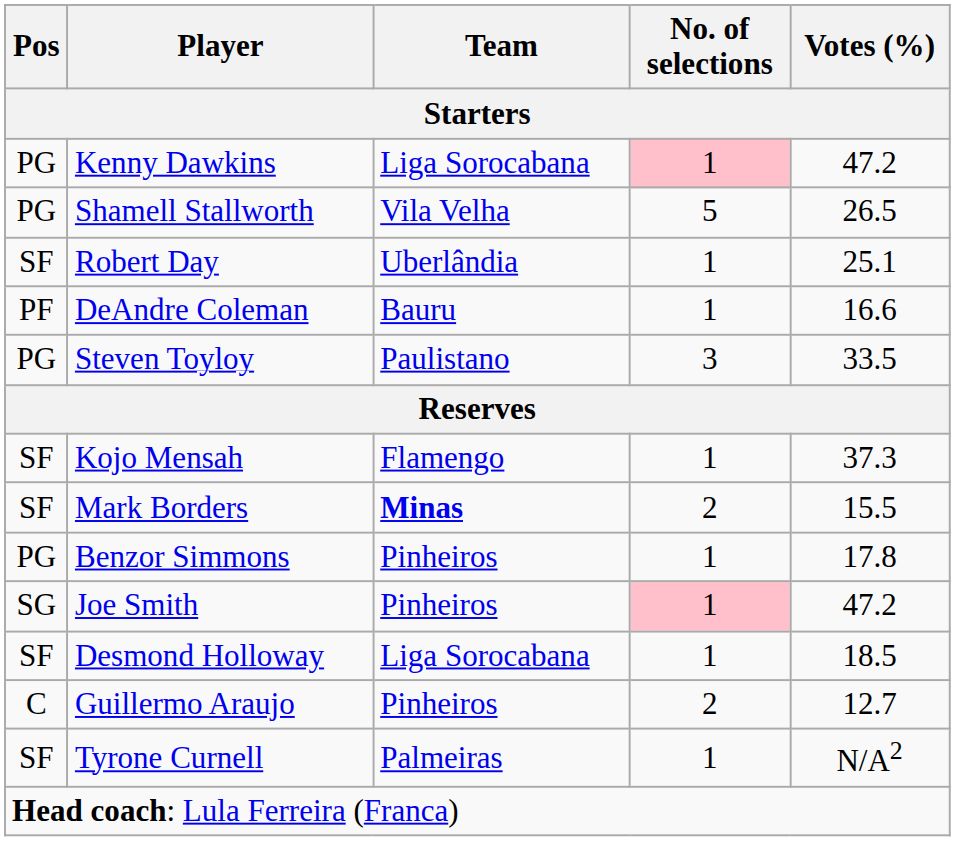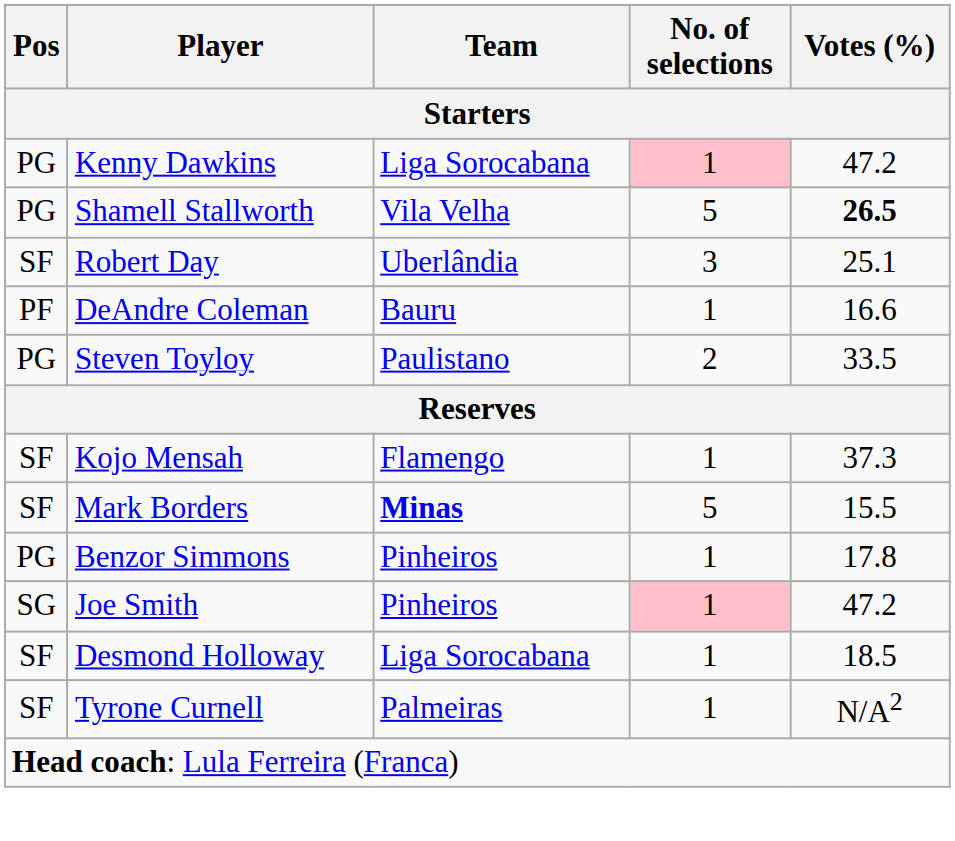(870, 211) normal -> (870, 211) bold
(710, 260) 1 -> (710, 260) 3
(710, 359) 3 -> (710, 359) 2
(710, 507) 2 -> (710, 507) 5
- row: (185, 703)
